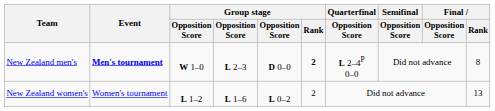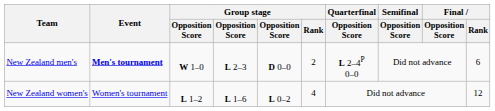(313, 62) bold -> (313, 62) normal
(478, 62) 8 -> (478, 62) 6
(313, 94) 2 -> (313, 94) 4
(478, 94) 13 -> (478, 94) 12
